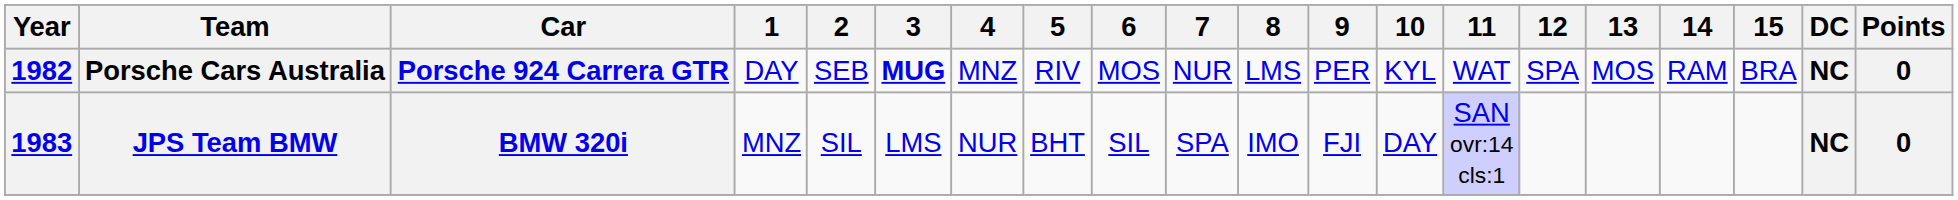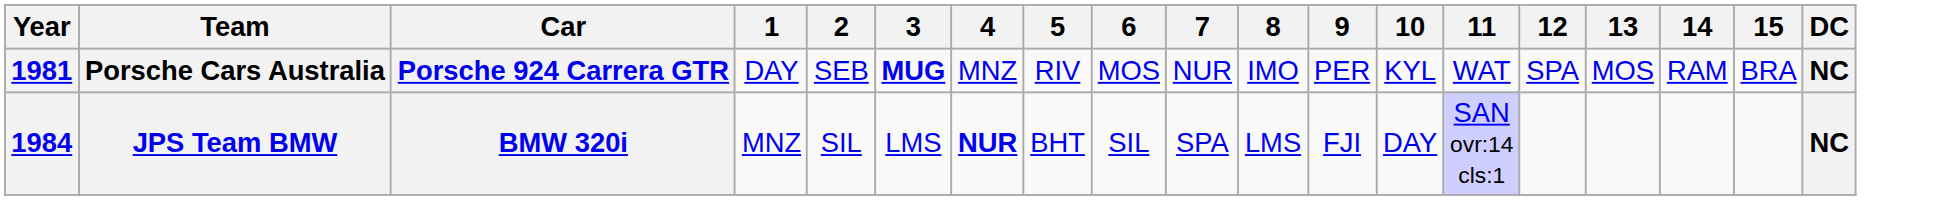- column: (1904, 27)
(42, 70) 1982 -> (42, 70) 1981
(1273, 70) LMS -> (1273, 70) IMO
(42, 144) 1983 -> (42, 144) 1984
(988, 144) normal -> (988, 144) bold
(1273, 144) IMO -> (1273, 144) LMS
